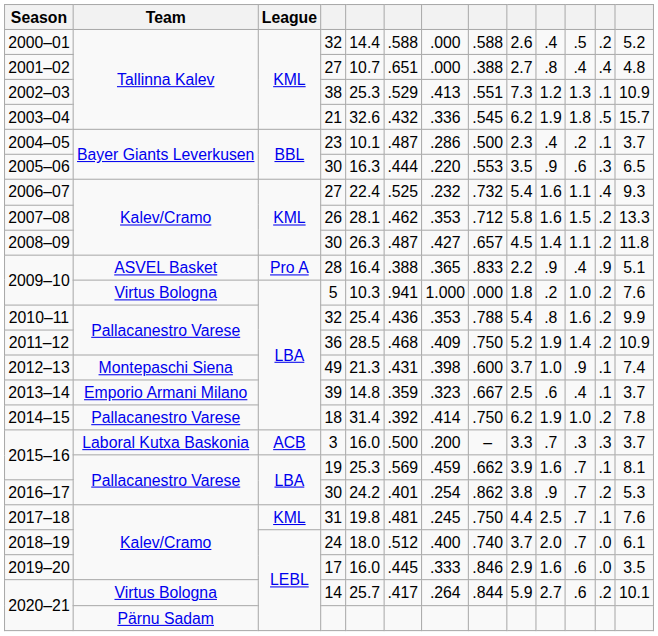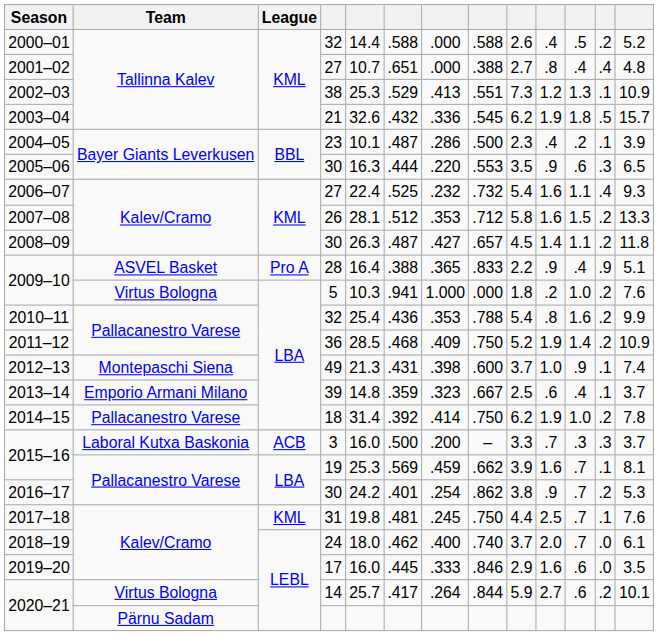(634, 142) 3.7 -> (634, 142) 3.9
(403, 217) .462 -> (403, 217) .512
(403, 543) .512 -> (403, 543) .462
